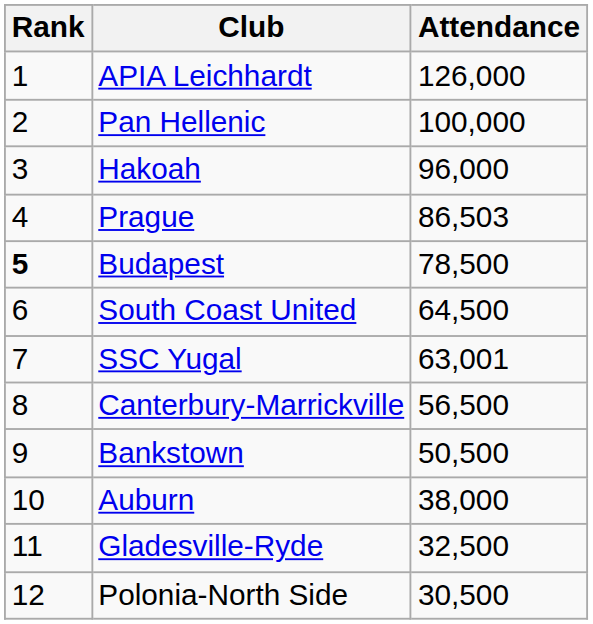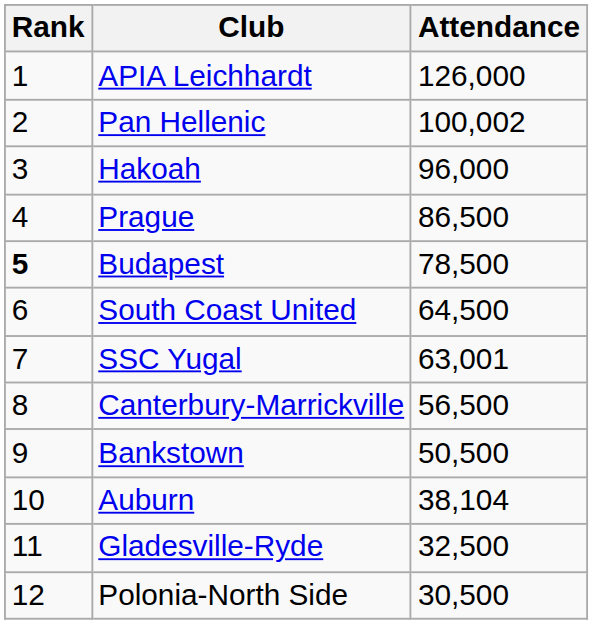(472, 122) 100,000 -> (472, 122) 100,002
(463, 216) 86,503 -> (463, 216) 86,500
(463, 500) 38,000 -> (463, 500) 38,104
